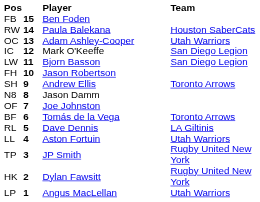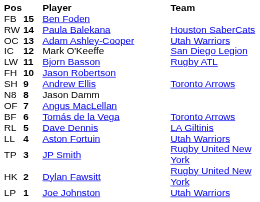(209, 62) San Diego Legion -> (194, 62) Rugby ATL
(71, 105) Joe Johnston -> (80, 105) Angus MacLellan
(80, 192) Angus MacLellan -> (71, 192) Joe Johnston
